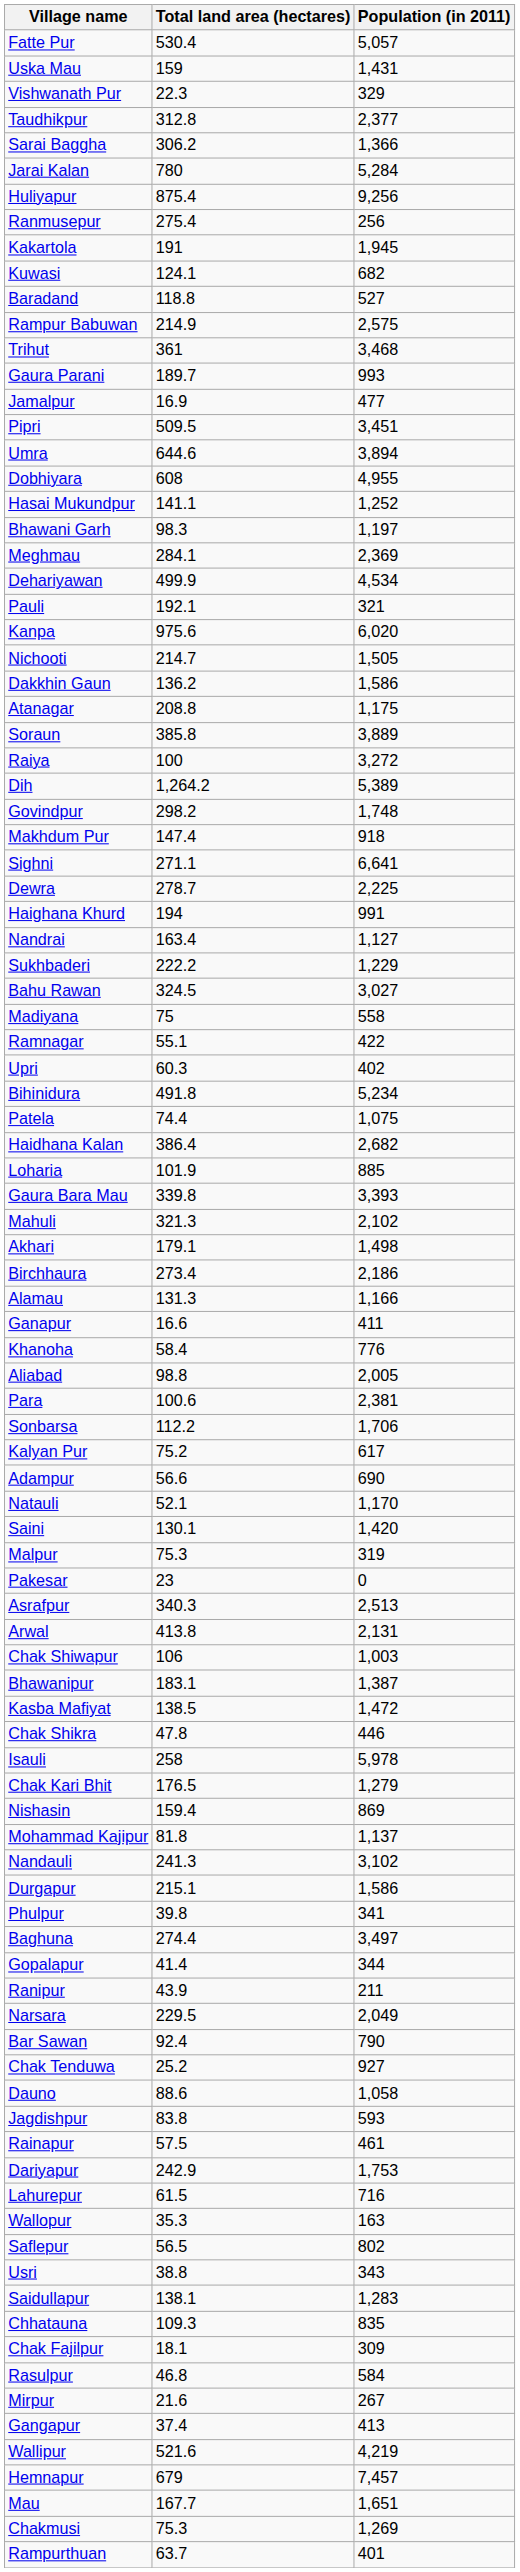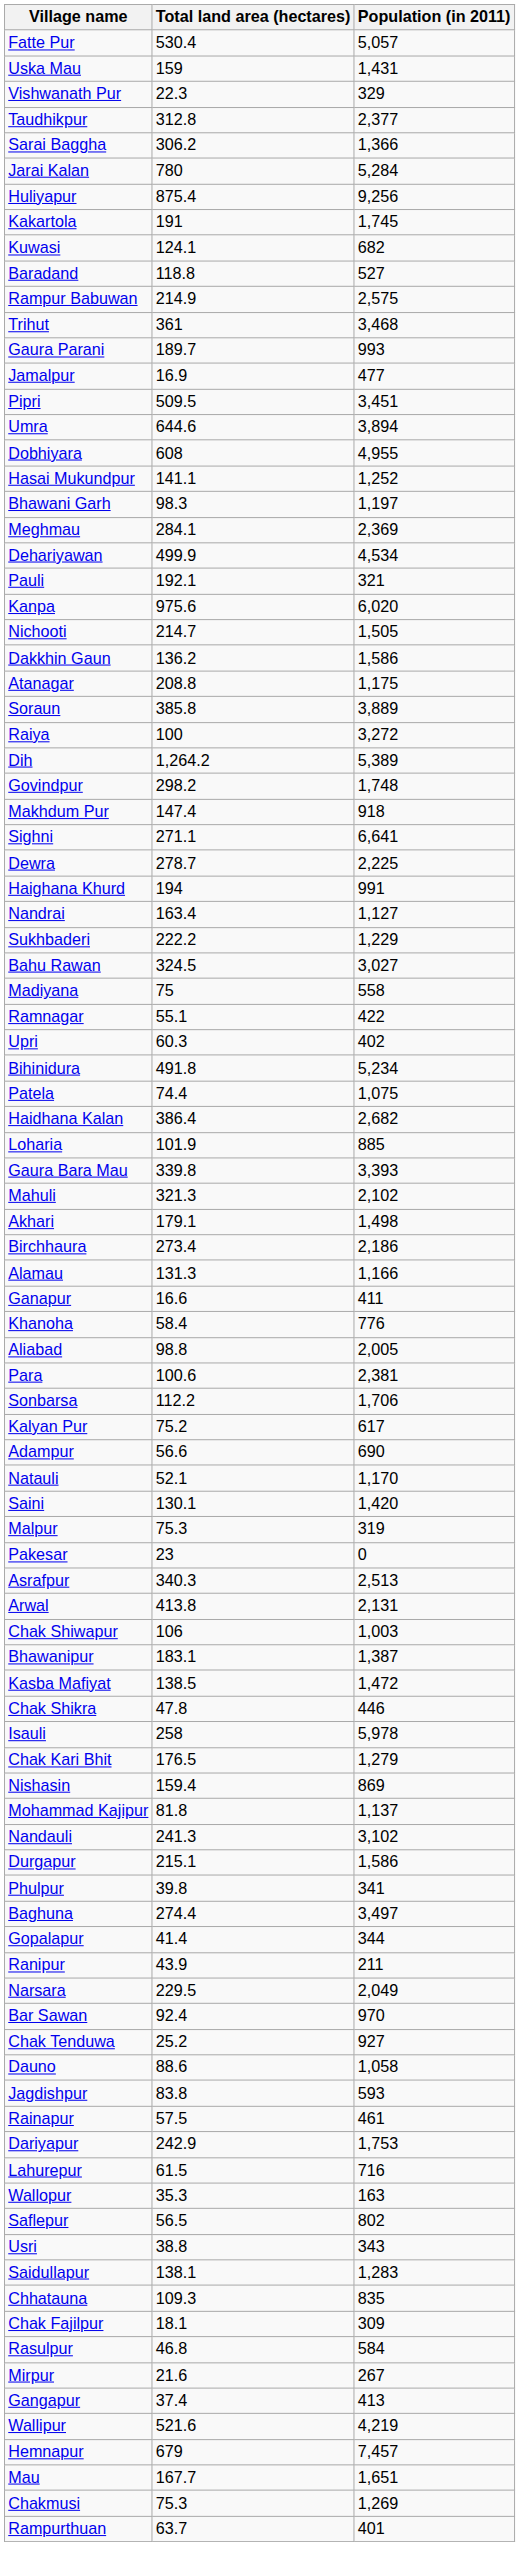- row: (54, 222)
(378, 247) 1,945 -> (378, 222) 1,745
(371, 2041) 790 -> (371, 2016) 970
